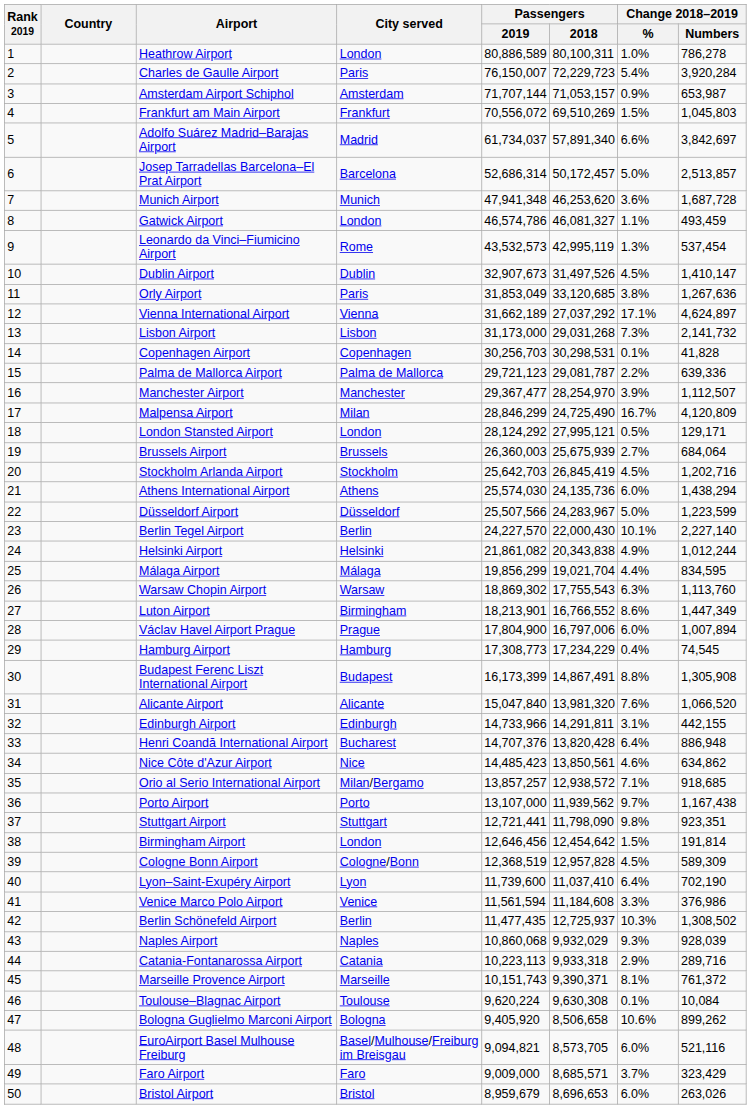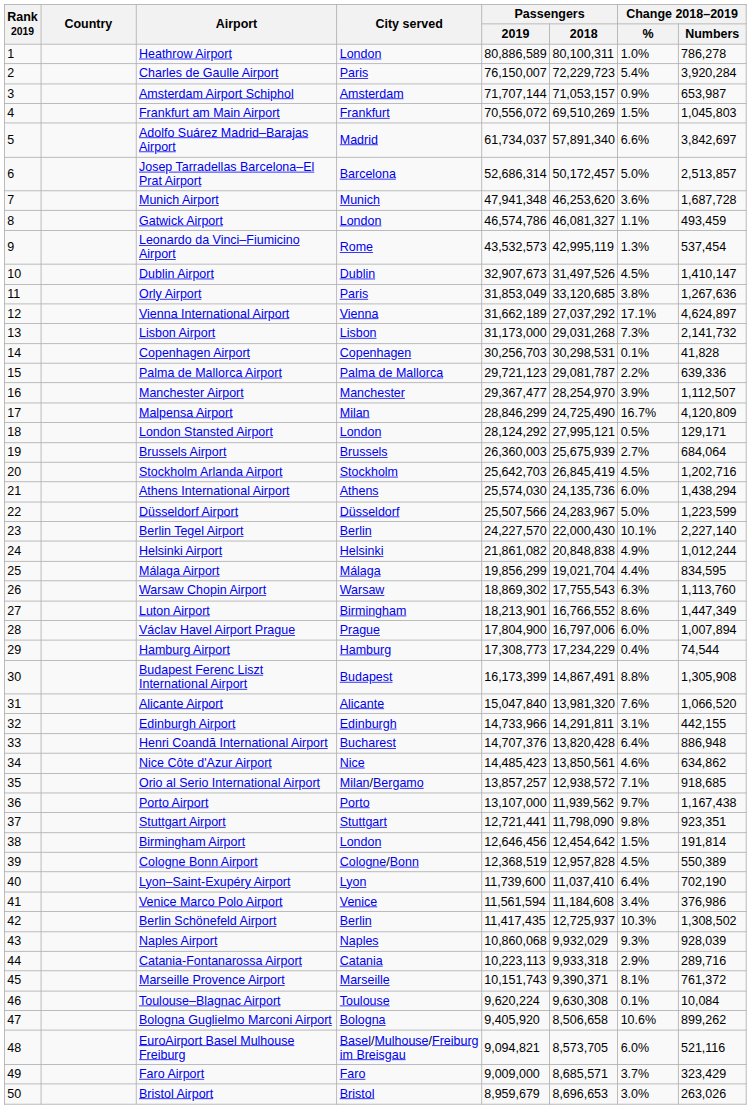(584, 551) 20,343,838 -> (584, 551) 20,848,838
(700, 650) 74,545 -> (700, 650) 74,544
(704, 862) 589,309 -> (704, 862) 550,389
(635, 901) 3.3% -> (635, 901) 3.4%
(515, 921) 11,477,435 -> (515, 921) 11,417,435
(635, 1094) 6.0% -> (635, 1094) 3.0%
